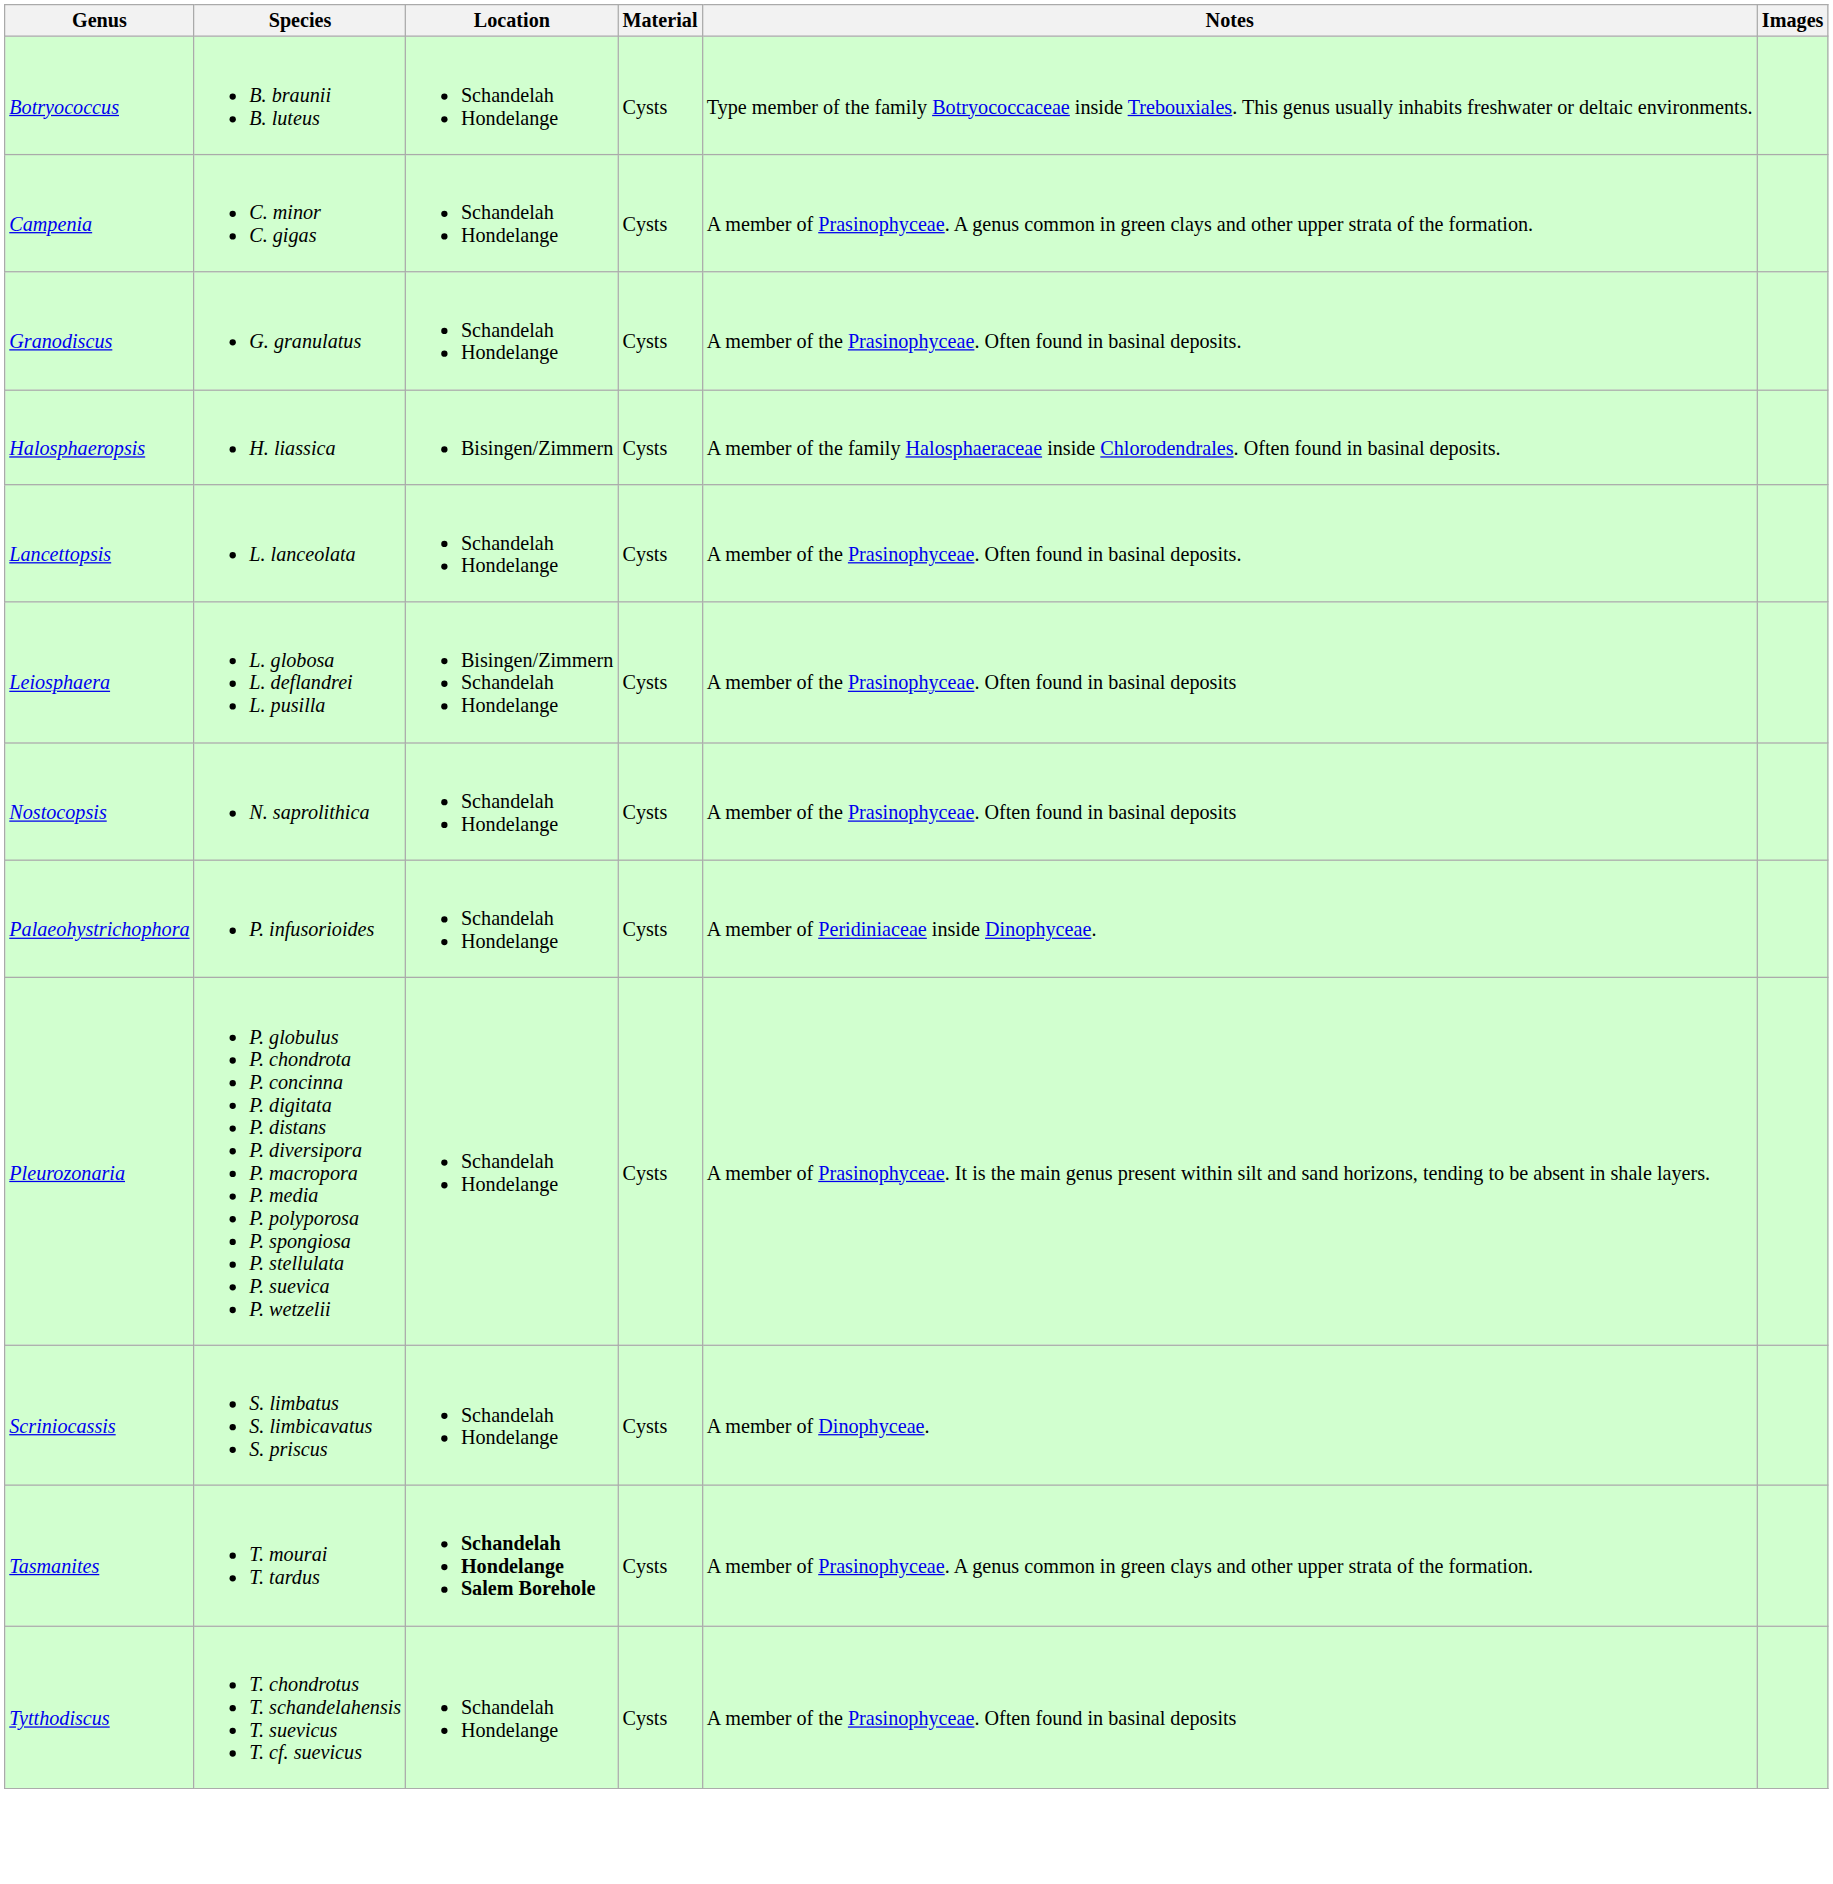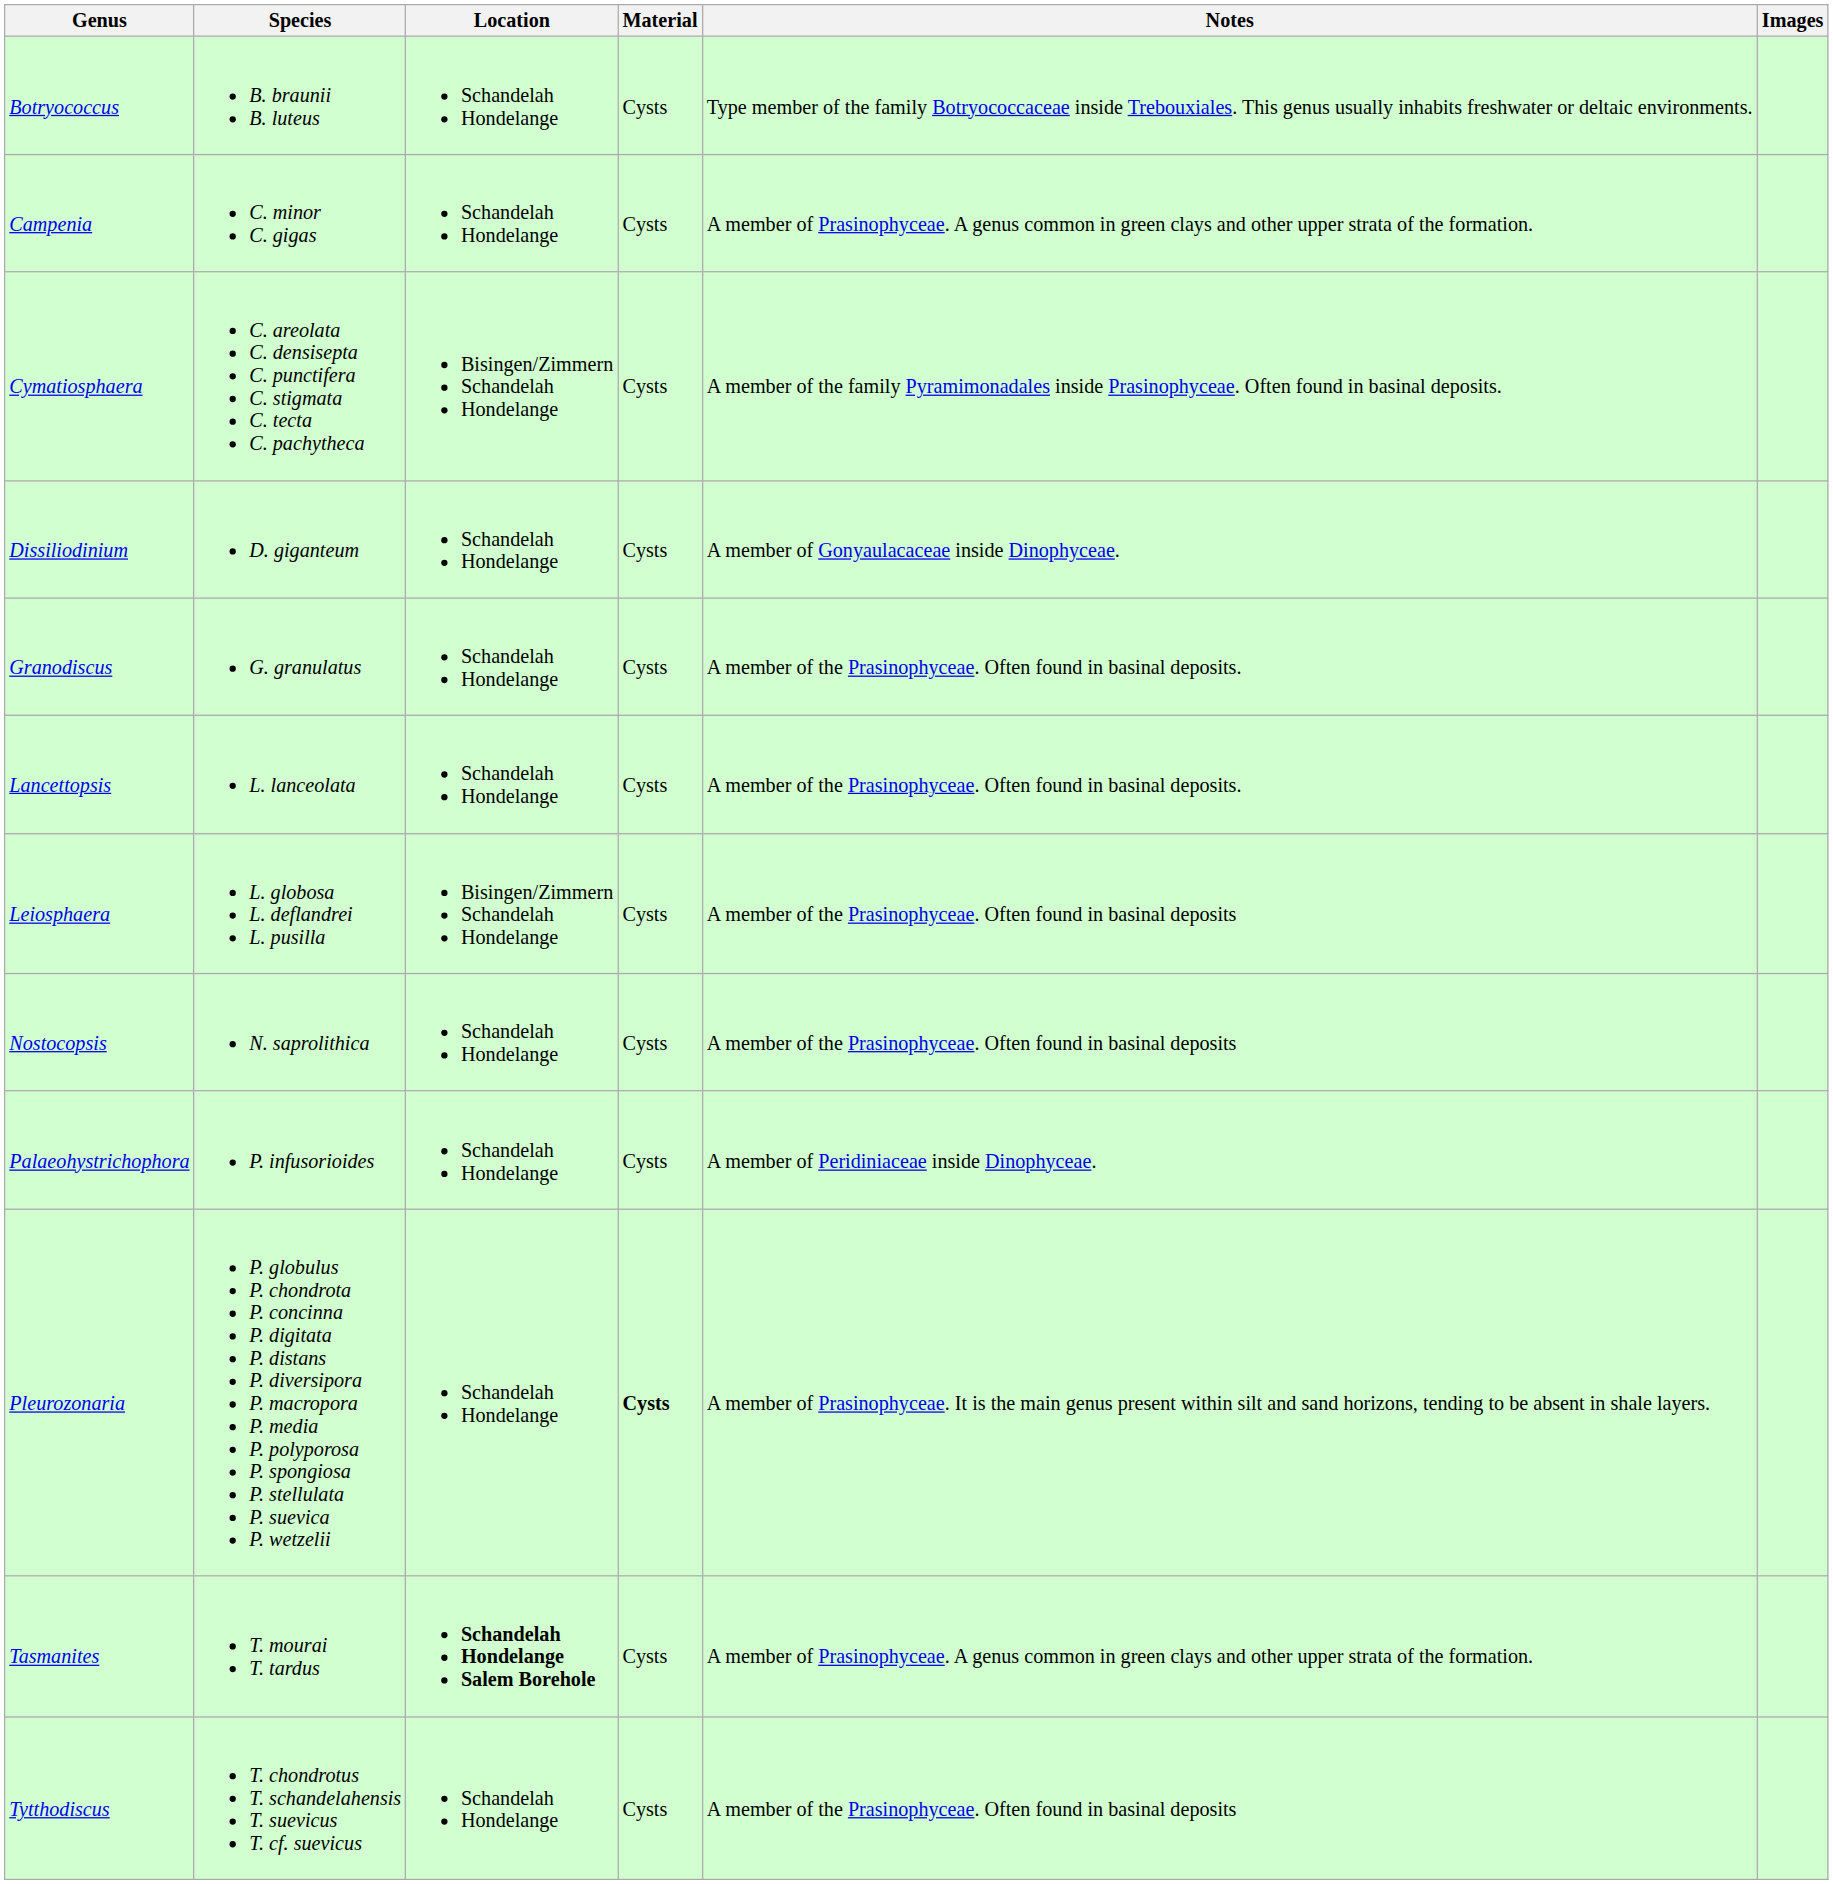+ row: (76, 387)
+ row: (69, 550)
- row: (77, 448)
(645, 1172) normal -> (646, 1403) bold
- row: (62, 1426)
